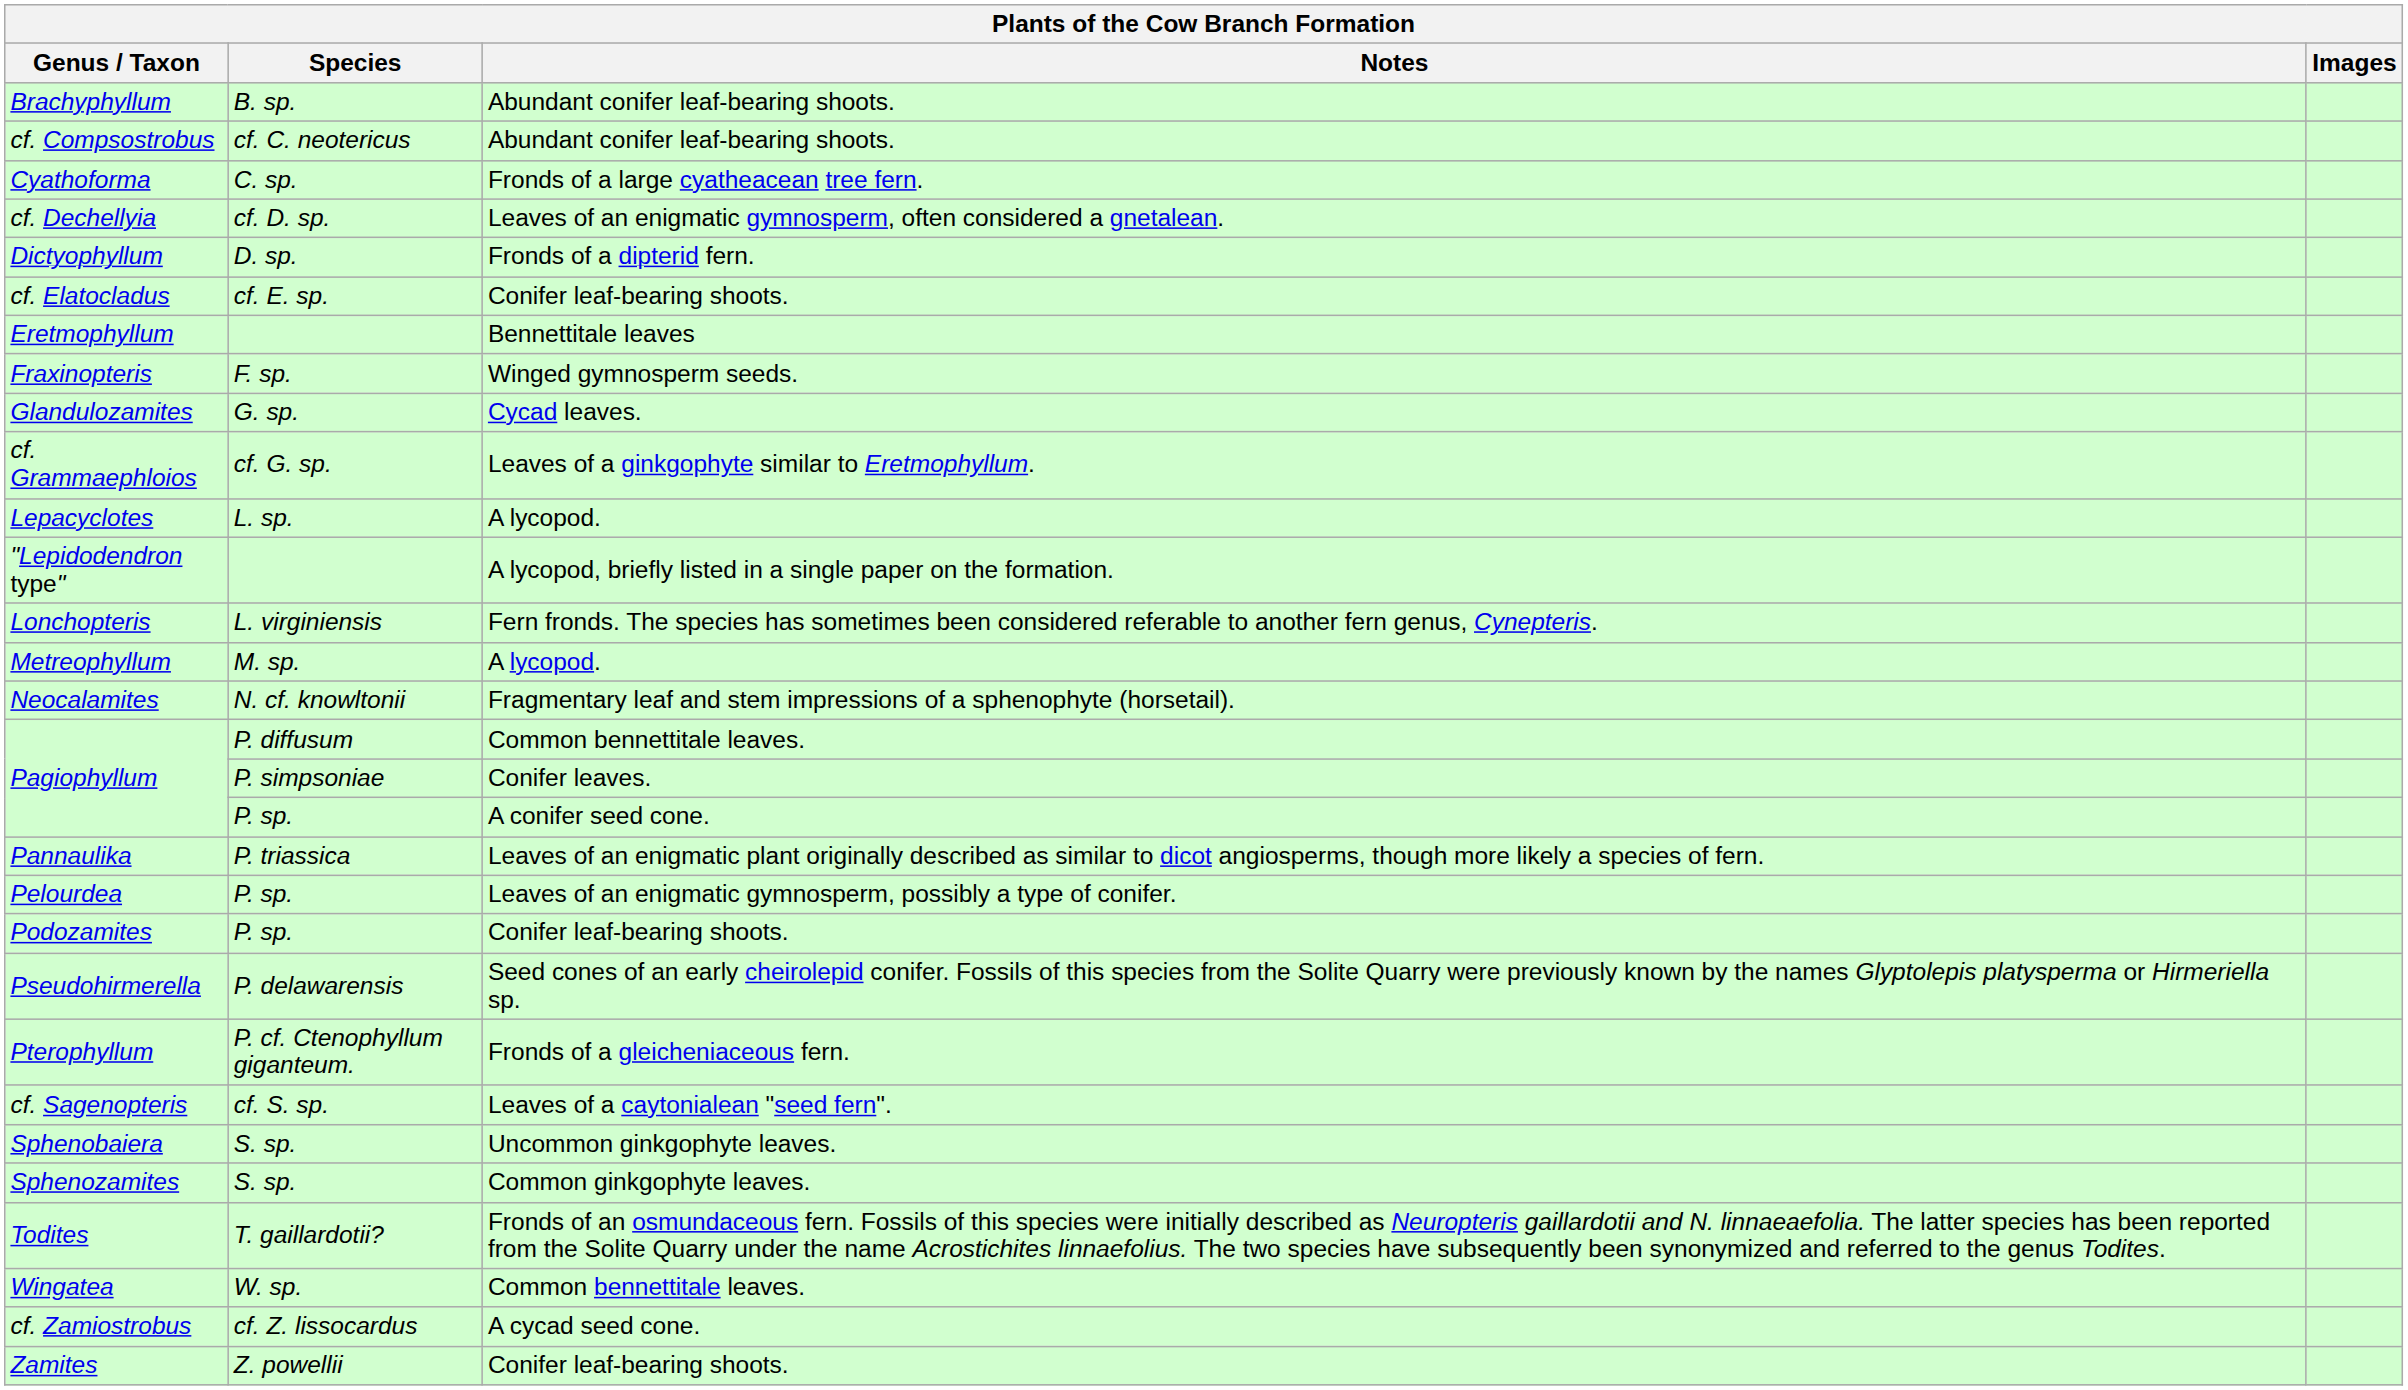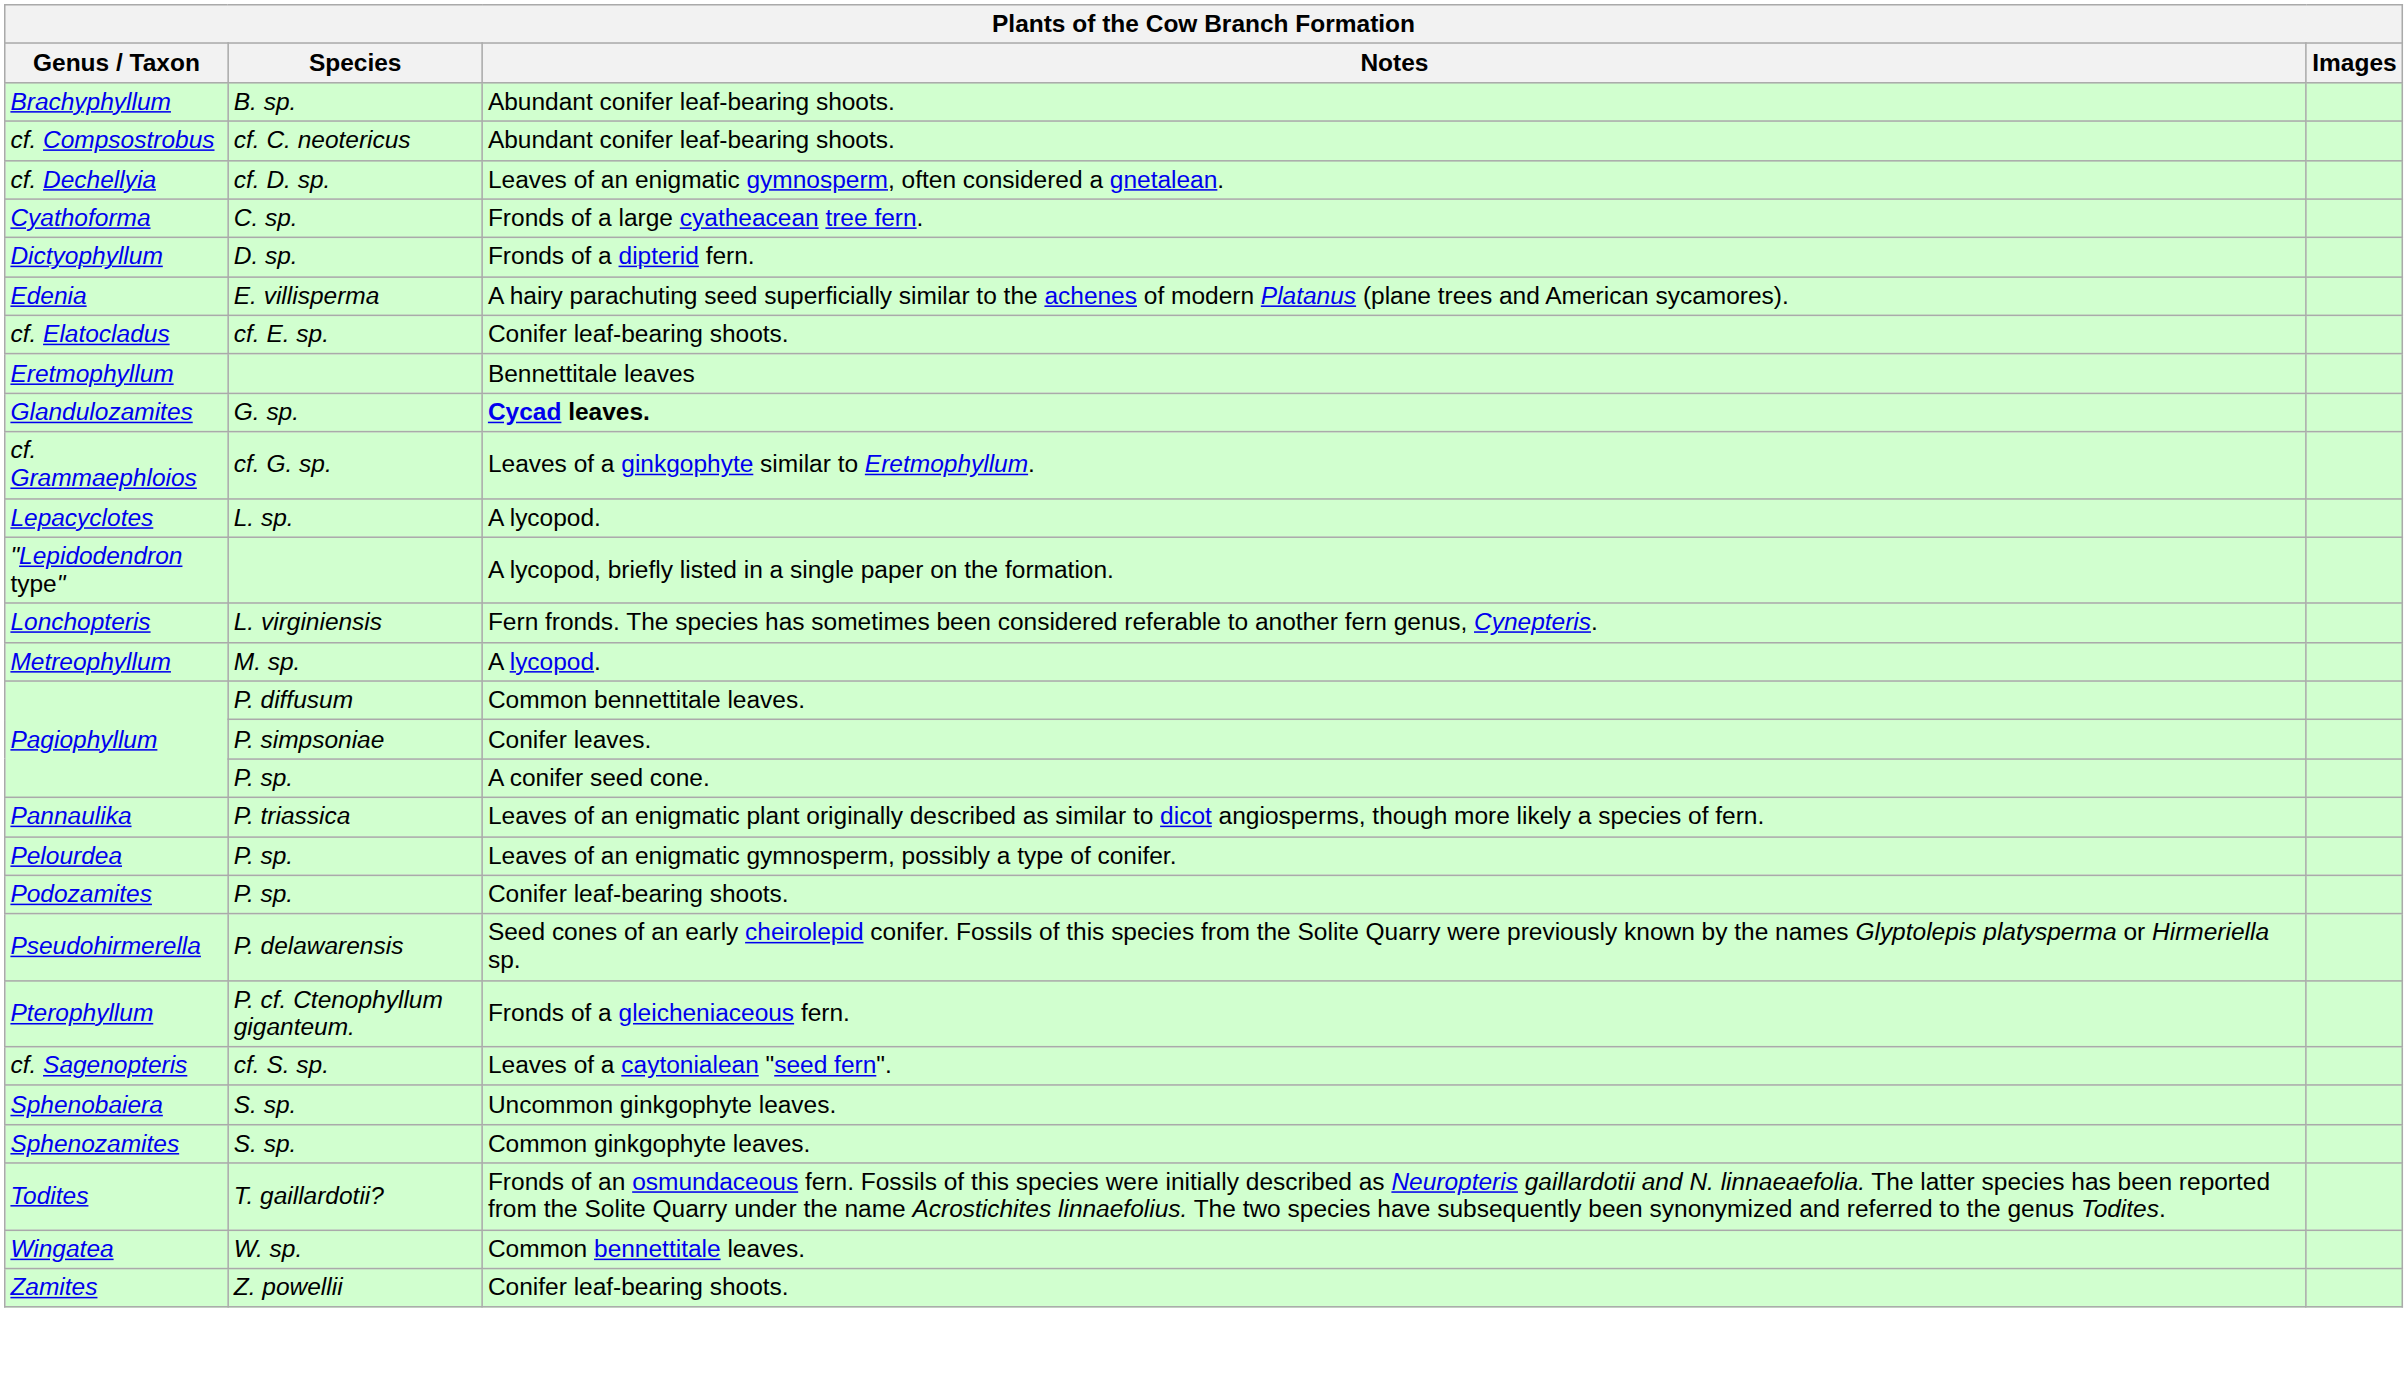rows swapped: (80, 179) <-> (83, 218)
+ row: (49, 295)
- row: (81, 373)
(565, 412) normal -> (569, 412) bold
- row: (85, 700)
- row: (101, 1326)
